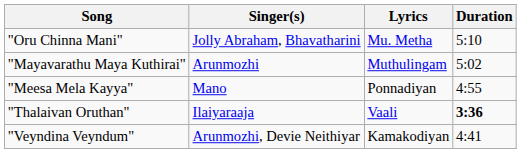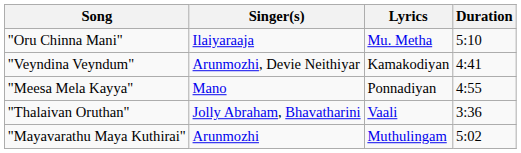(277, 40) Jolly Abraham, Bhavatharini -> (223, 40) Ilaiyaraaja
rows swapped: (97, 64) <-> (71, 137)
(223, 112) Ilaiyaraaja -> (277, 112) Jolly Abraham, Bhavatharini
(469, 112) bold -> (469, 112) normal
